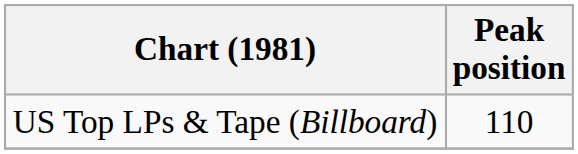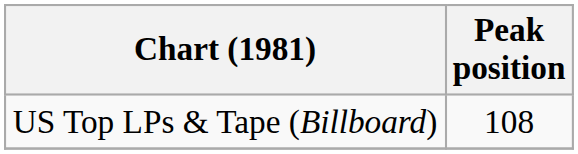(509, 121) 110 -> (509, 121) 108
